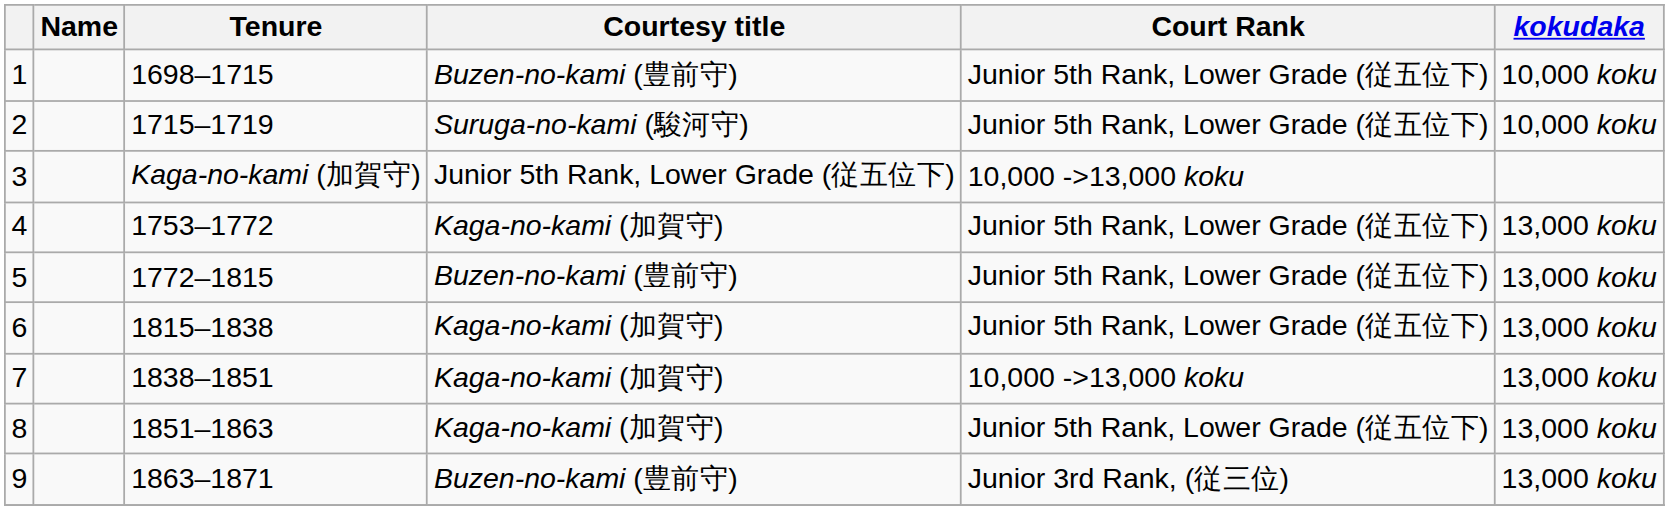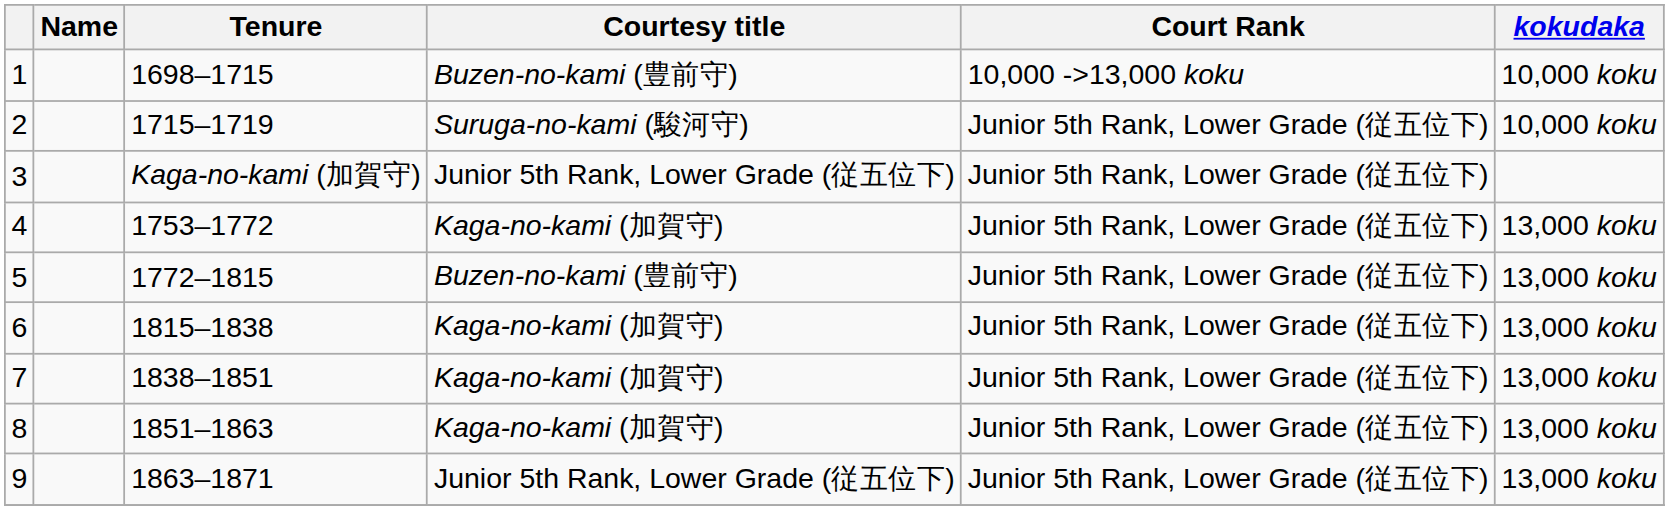(1228, 74) Junior 5th Rank, Lower Grade (従五位下) -> (1106, 74) 10,000 ->13,000 koku
(1106, 175) 10,000 ->13,000 koku -> (1228, 175) Junior 5th Rank, Lower Grade (従五位下)
(1106, 377) 10,000 ->13,000 koku -> (1228, 377) Junior 5th Rank, Lower Grade (従五位下)
(586, 478) Buzen-no-kami (豊前守) -> (694, 478) Junior 5th Rank, Lower Grade (従五位下)
(1128, 478) Junior 3rd Rank, (従三位) -> (1228, 478) Junior 5th Rank, Lower Grade (従五位下)
